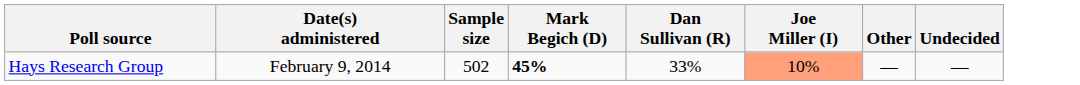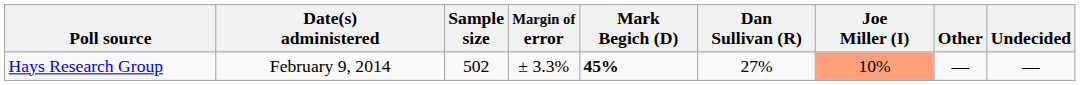+ column: (544, 29)
(685, 66) 33% -> (757, 66) 27%
